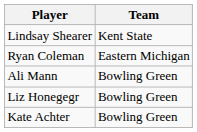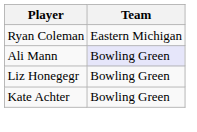- row: (50, 35)
(138, 76) no background -> (130, 55) lavender background
